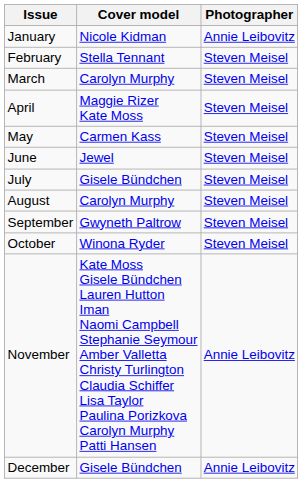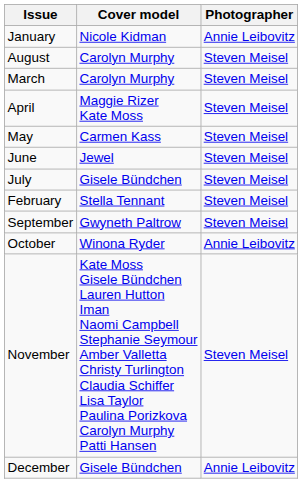rows swapped: (34, 57) <-> (28, 200)
(246, 243) Steven Meisel -> (249, 243) Annie Leibovitz
(249, 355) Annie Leibovitz -> (246, 355) Steven Meisel
